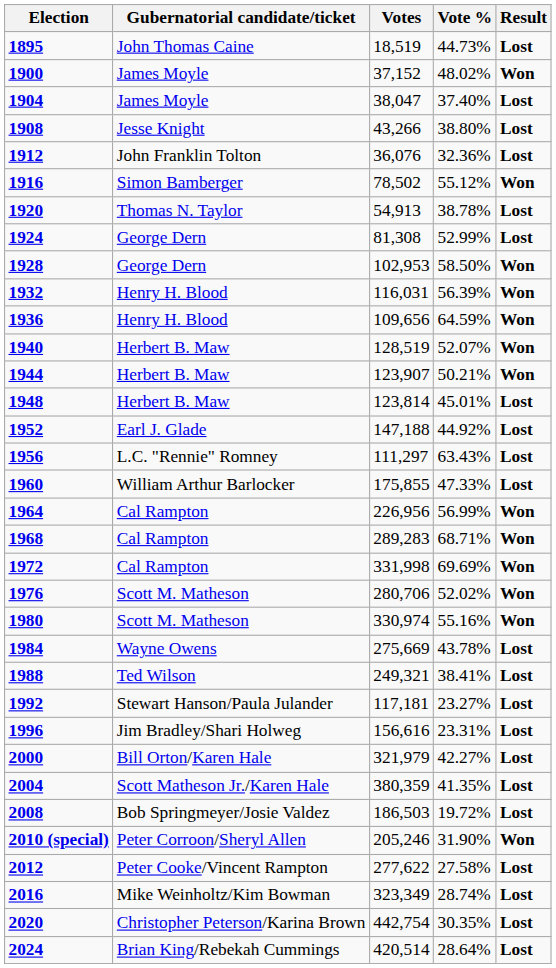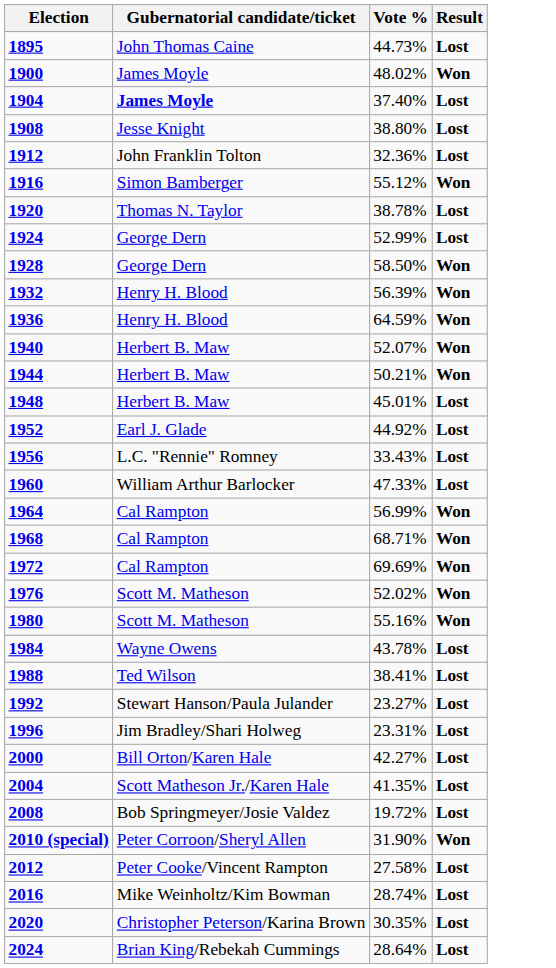- column: (401, 18)
(163, 100) normal -> (165, 100) bold
(464, 456) 63.43% -> (400, 456) 33.43%
